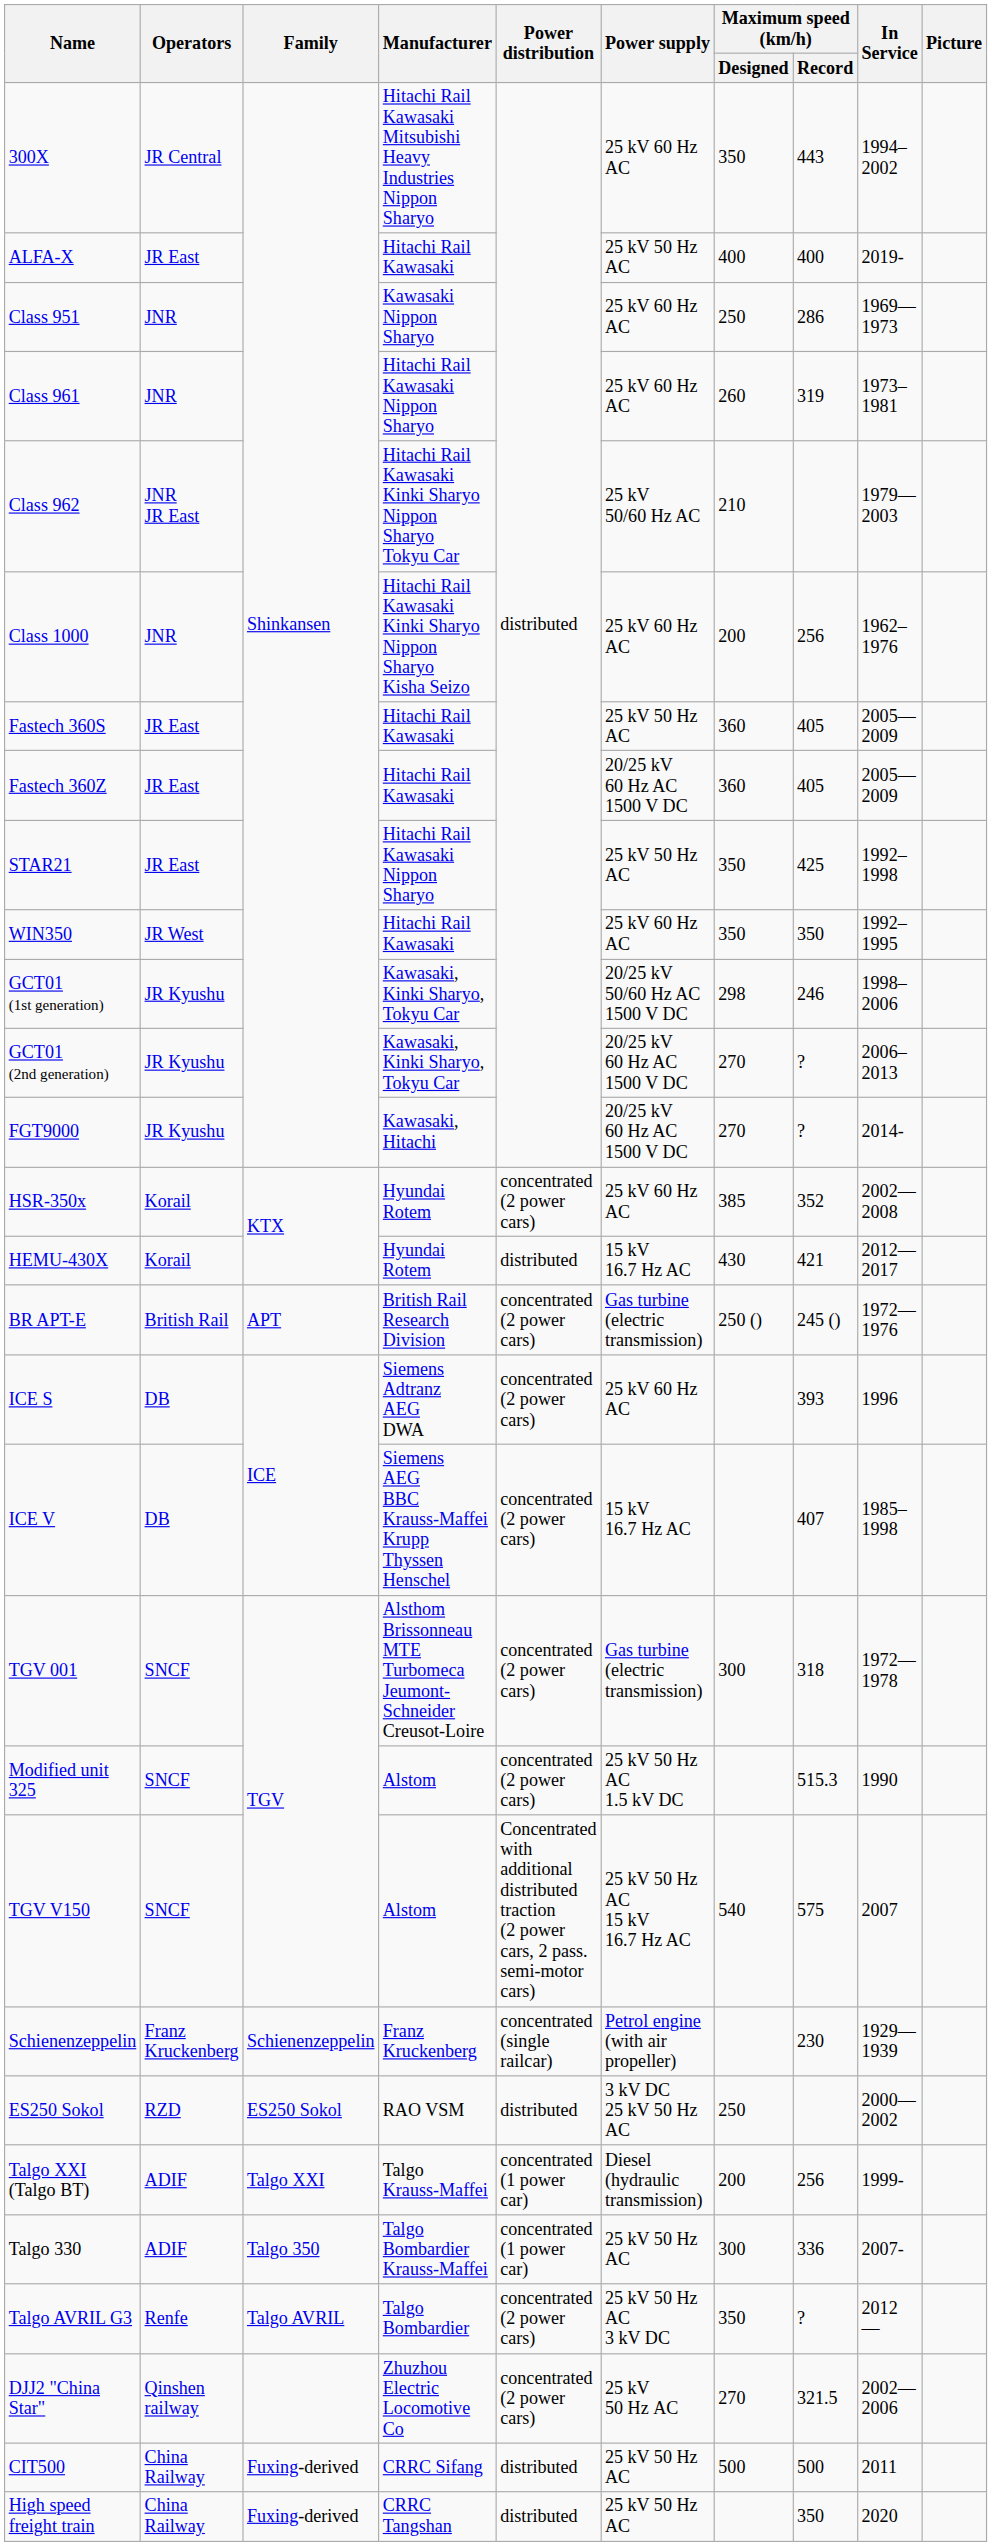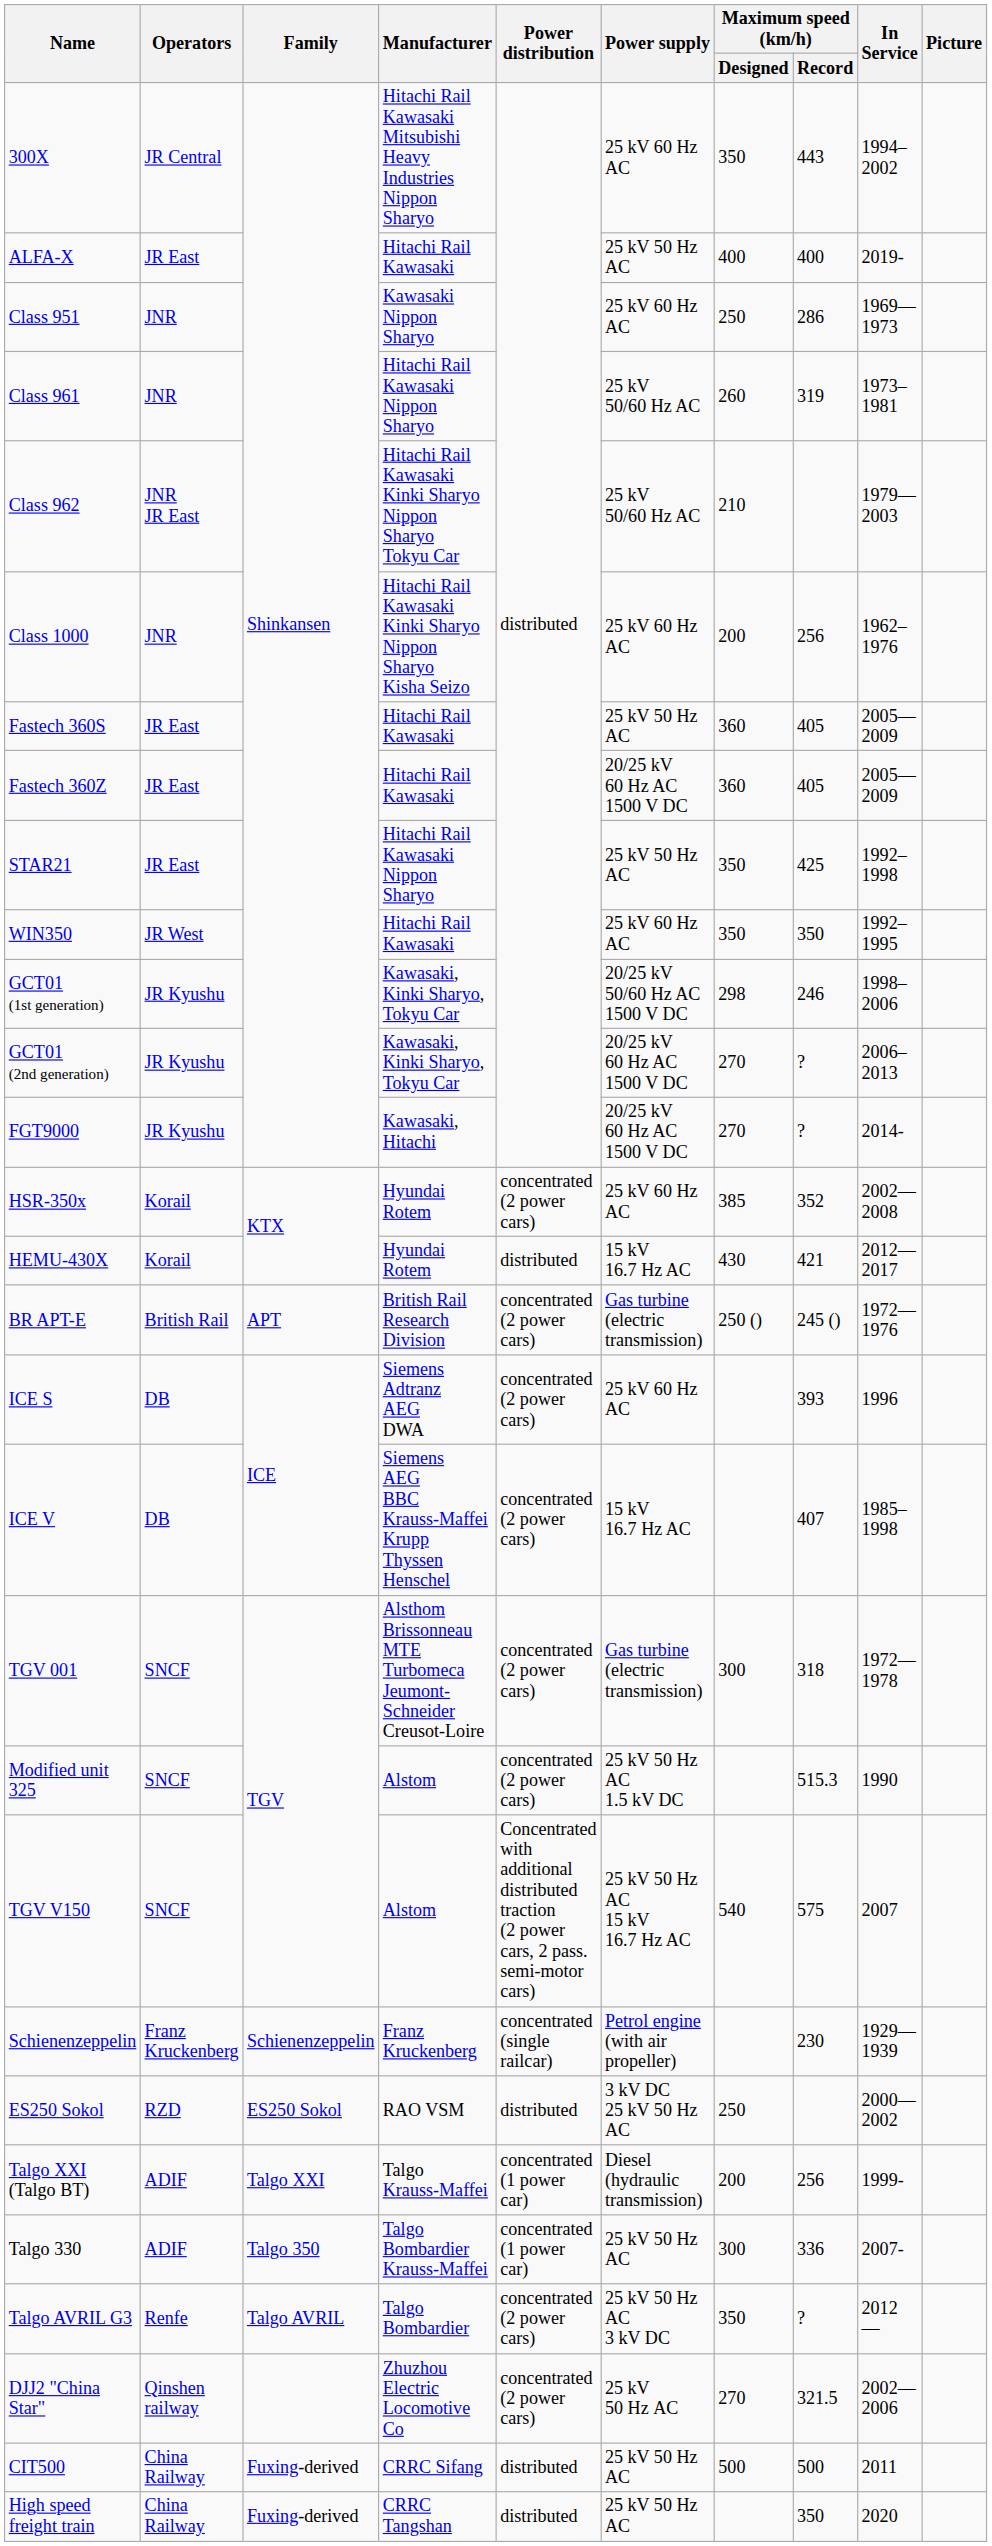(651, 396) 25 kV 60 Hz AC -> (653, 396) 25 kV 50/60 Hz AC
